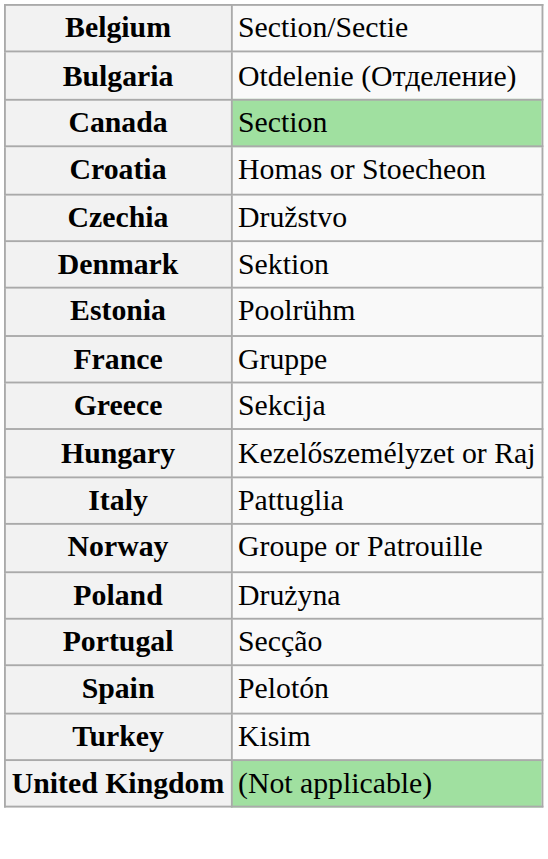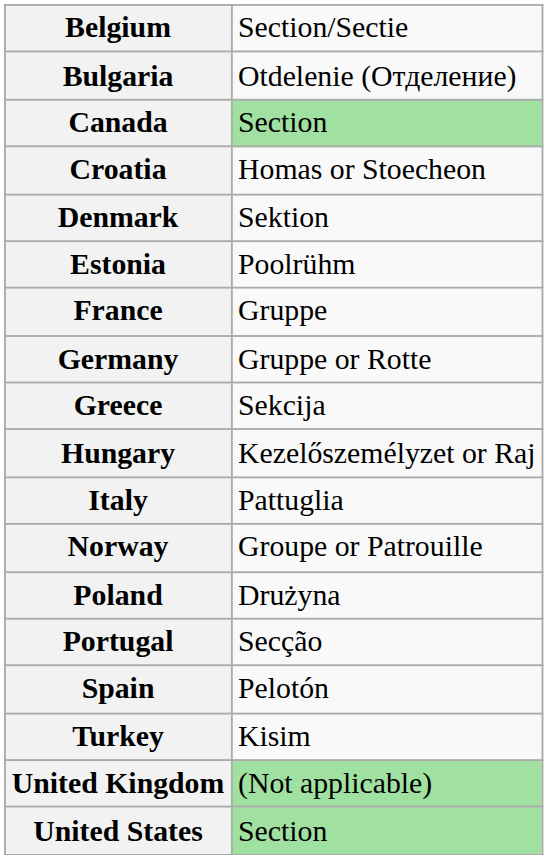- row: (118, 216)
+ row: (118, 358)
+ row: (118, 830)
